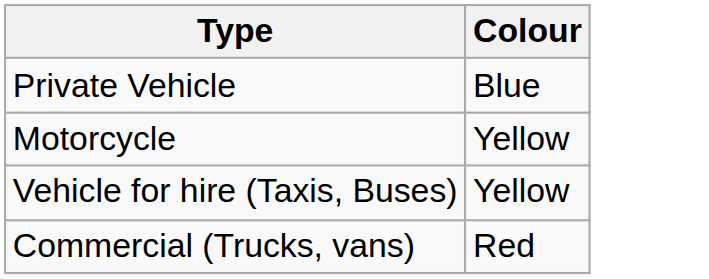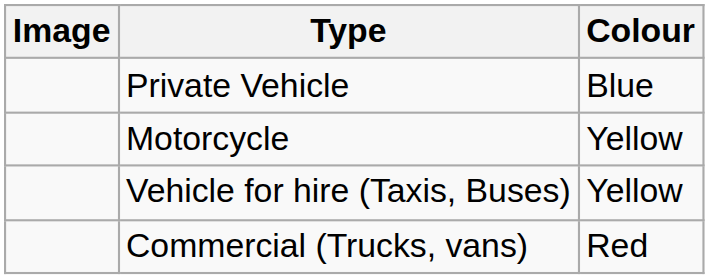+ column: (62, 31)
